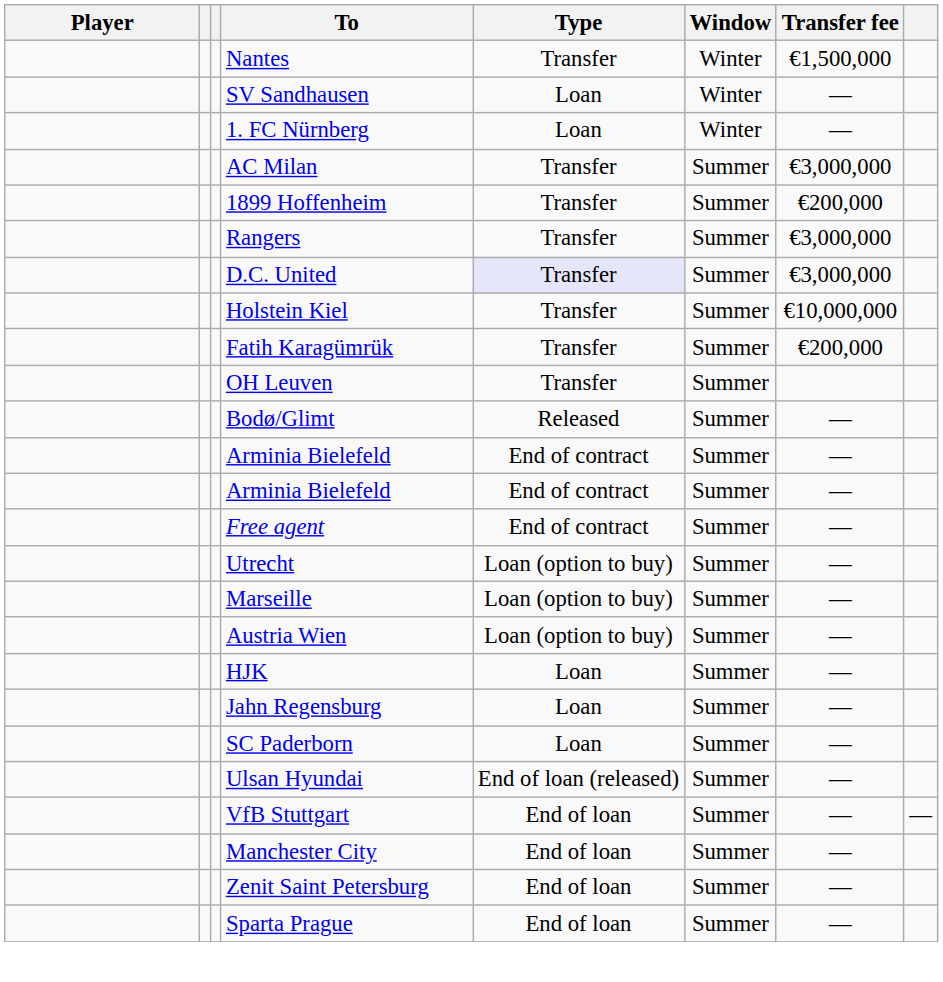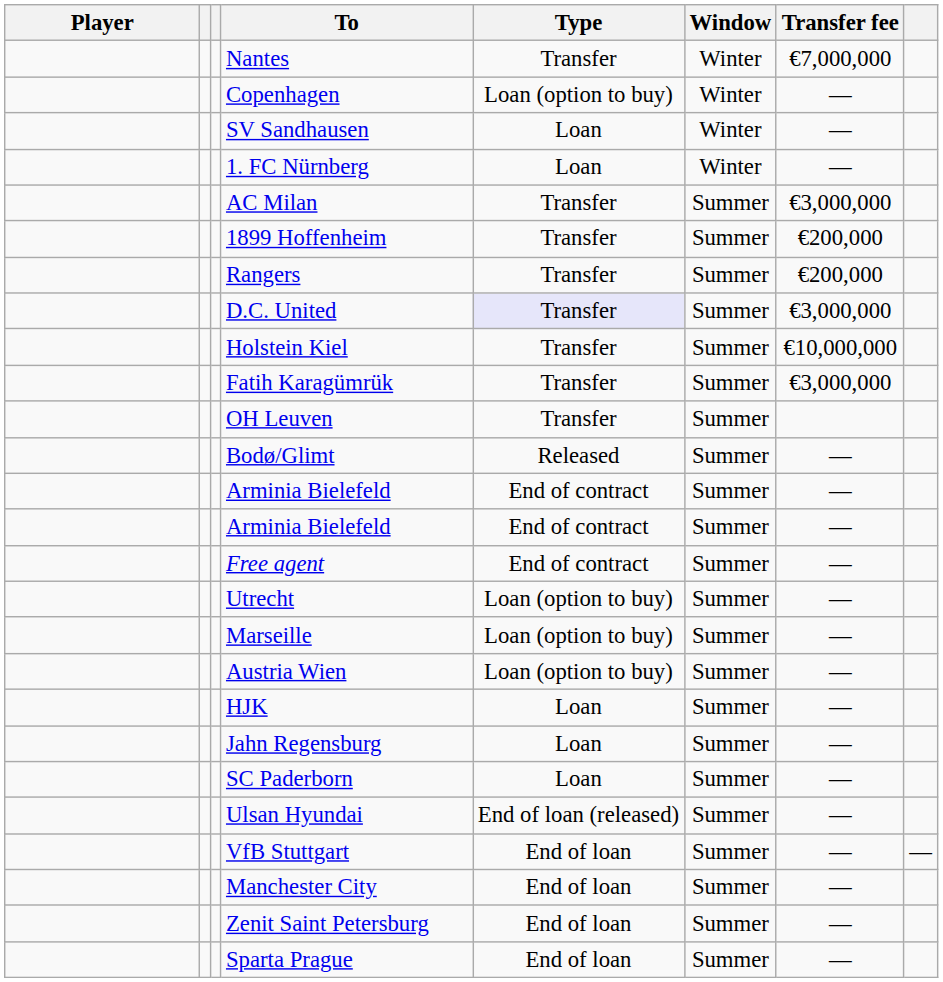(840, 58) €1,500,000 -> (840, 58) €7,000,000
+ row: (102, 95)
(840, 238) €3,000,000 -> (840, 274) €200,000
(840, 346) €200,000 -> (840, 382) €3,000,000
